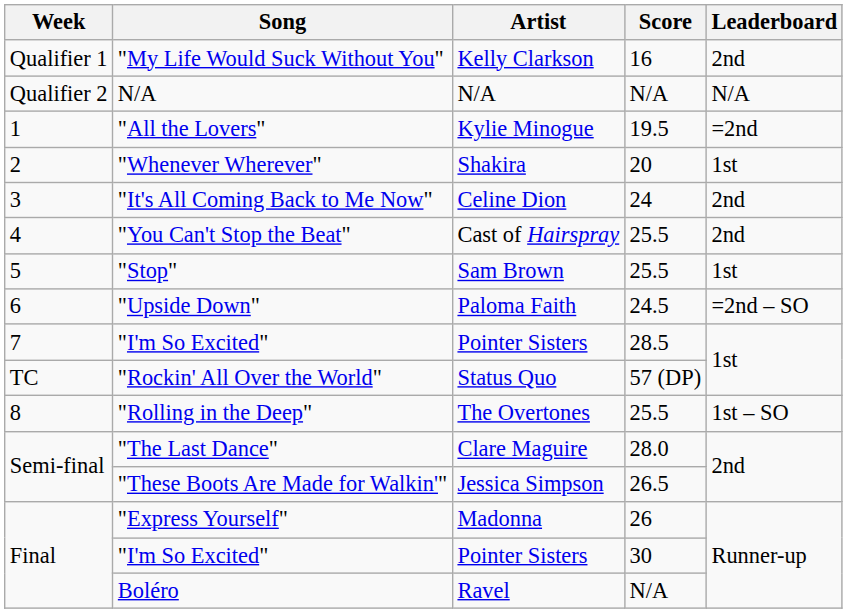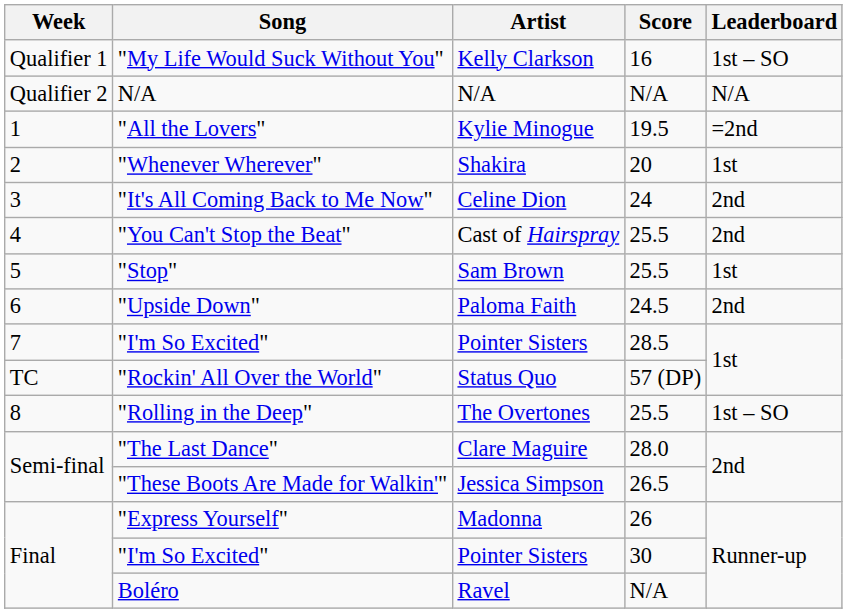(728, 57) 2nd -> (750, 57) 1st – SO
(760, 306) =2nd – SO -> (728, 306) 2nd
